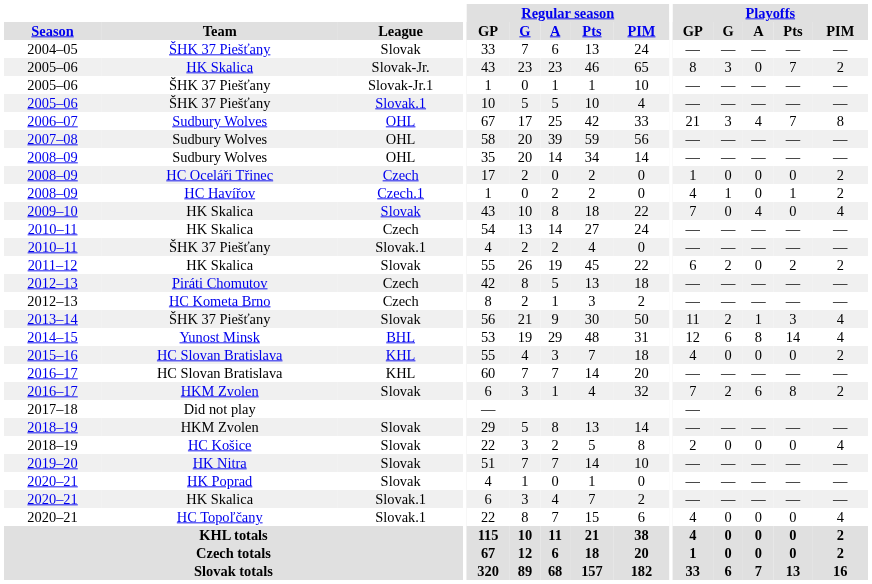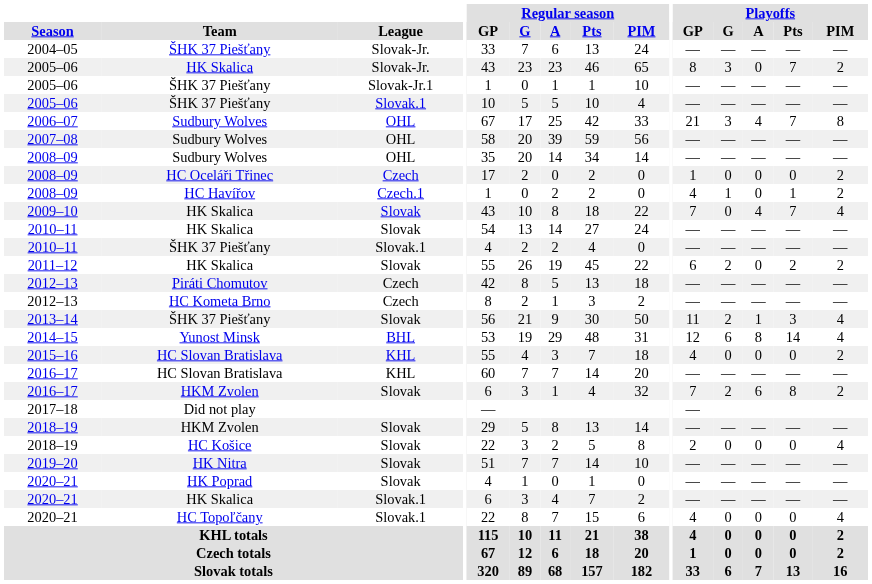(401, 49) Slovak -> (401, 49) Slovak-Jr.
(793, 211) 0 -> (793, 211) 7
(401, 229) Czech -> (401, 229) Slovak
